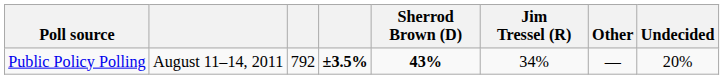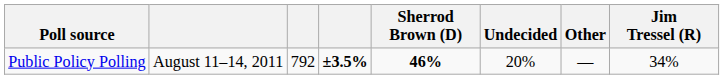columns swapped: (534, 26) <-> (678, 35)
(426, 61) 43% -> (426, 61) 46%
